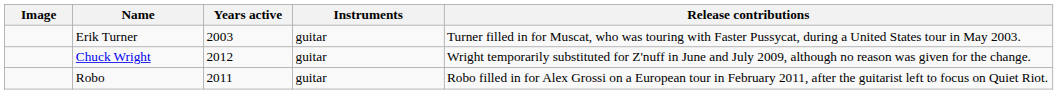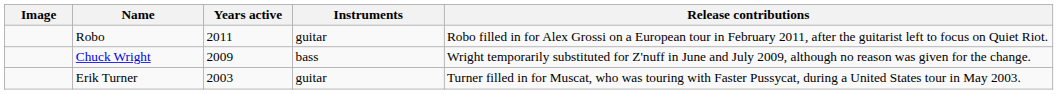rows swapped: (107, 36) <-> (90, 78)
(220, 57) 2012 -> (220, 57) 2009
(311, 57) guitar -> (307, 57) bass
